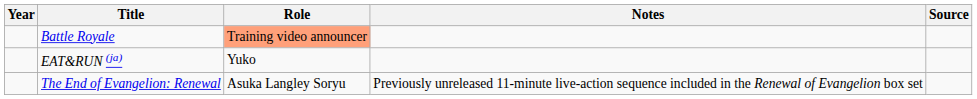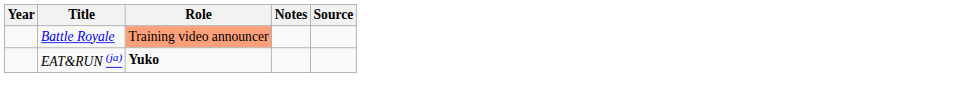(241, 60) normal -> (144, 60) bold
- row: (131, 83)
